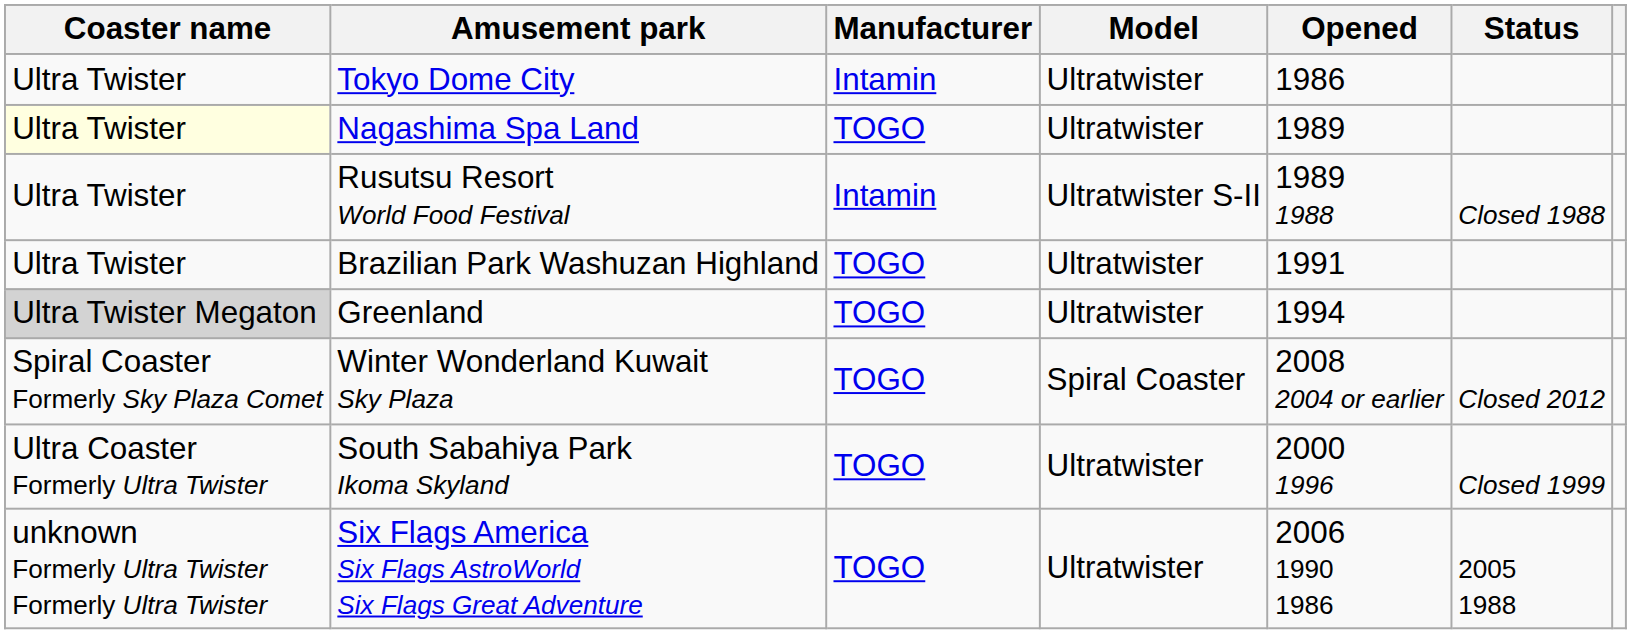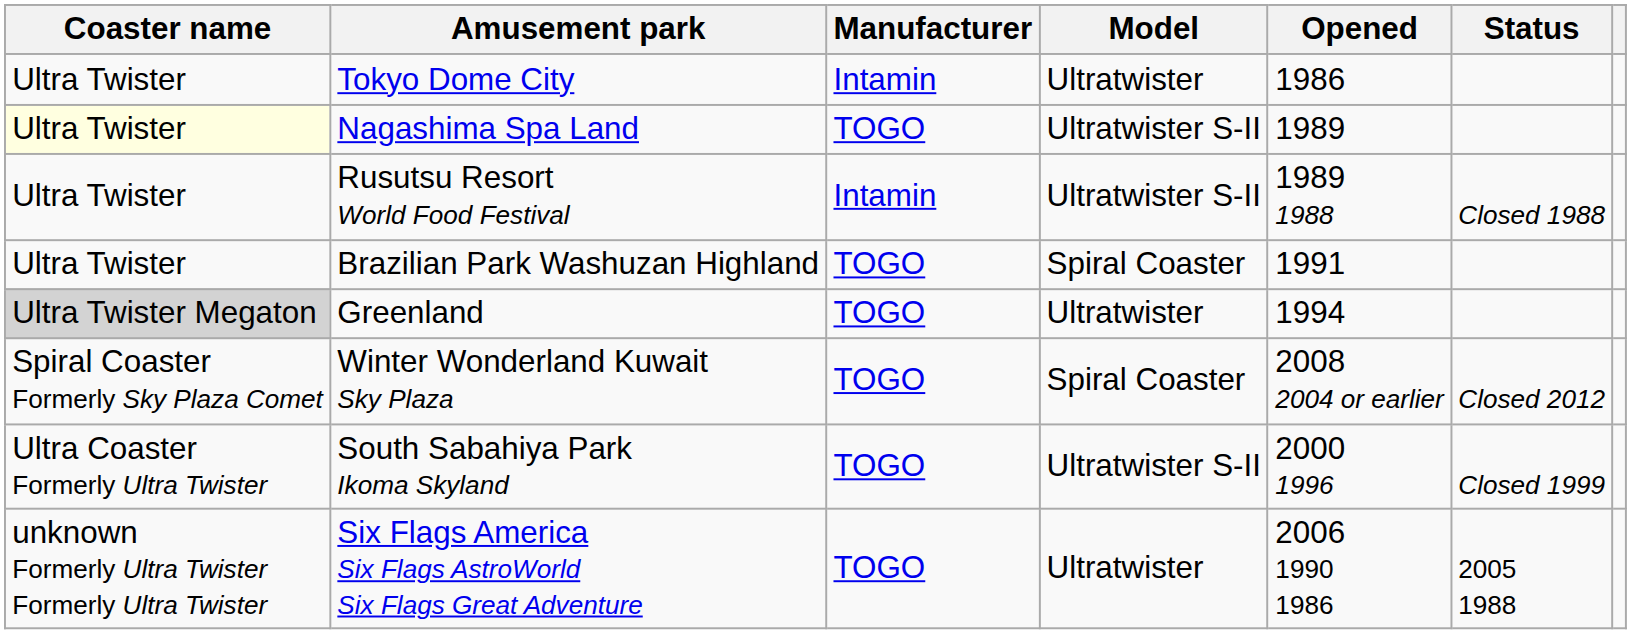(1125, 128) Ultratwister -> (1154, 128) Ultratwister S-II
(1125, 263) Ultratwister -> (1146, 263) Spiral Coaster
(1125, 465) Ultratwister -> (1154, 465) Ultratwister S-II
